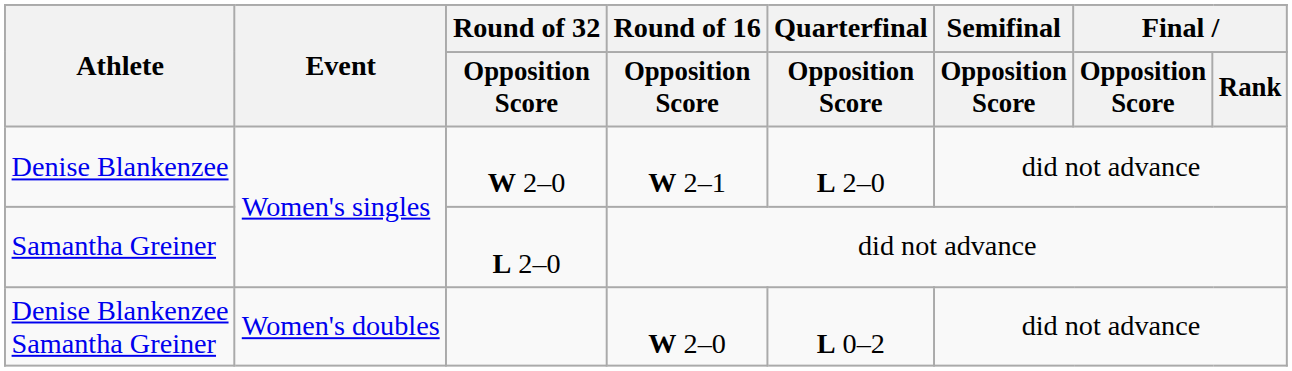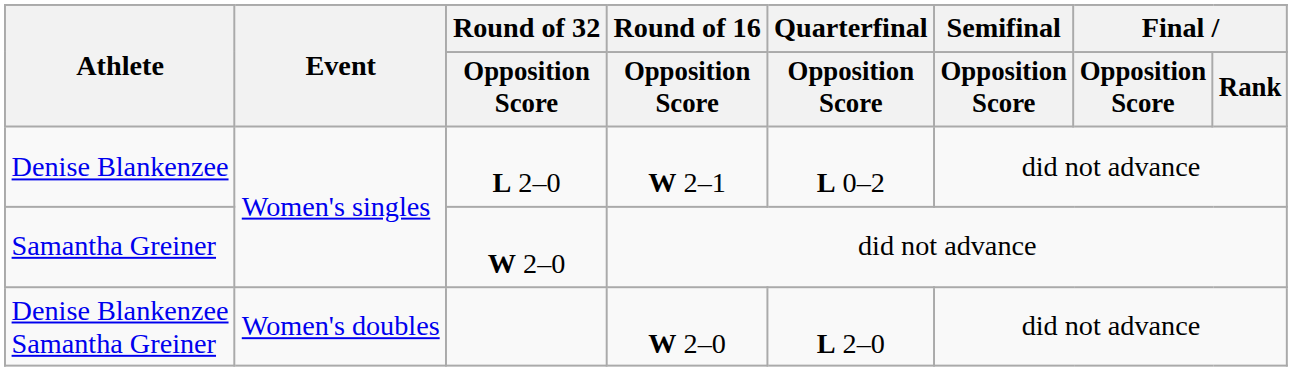(527, 183) W 2–0 -> (527, 183) L 2–0
(851, 183) L 2–0 -> (851, 183) L 0–2
(527, 263) L 2–0 -> (527, 263) W 2–0
(851, 343) L 0–2 -> (851, 343) L 2–0
